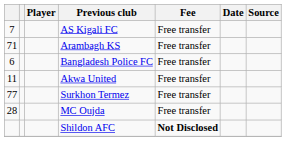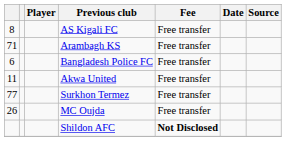(12, 29) 7 -> (12, 29) 8
(12, 111) 28 -> (12, 111) 26
